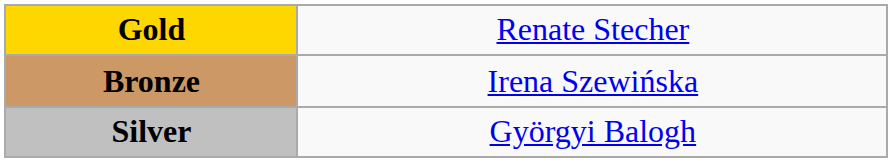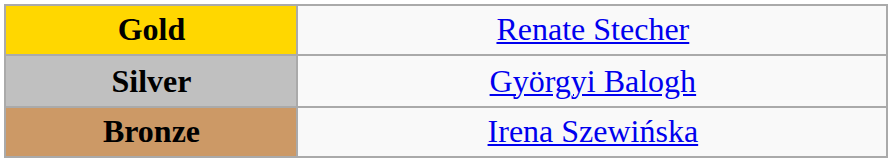rows swapped: (151, 131) <-> (151, 80)
